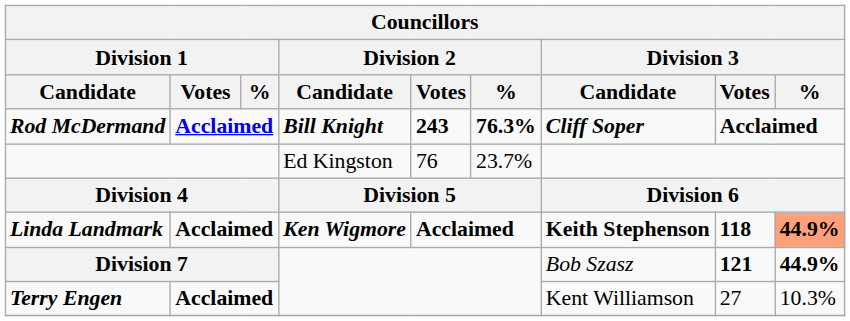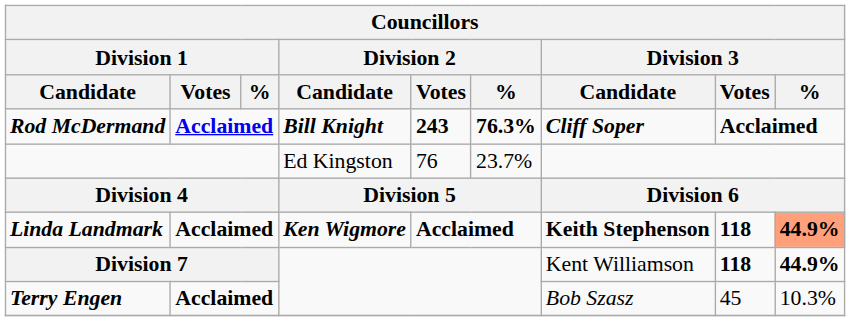(590, 264) Bob Szasz -> (620, 264) Kent Williamson
(736, 264) 121 -> (735, 264) 118
(620, 298) Kent Williamson -> (590, 298) Bob Szasz
(731, 298) 27 -> (731, 298) 45
